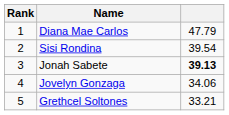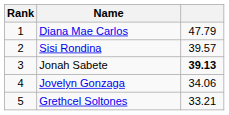(202, 49) 39.54 -> (202, 49) 39.57
